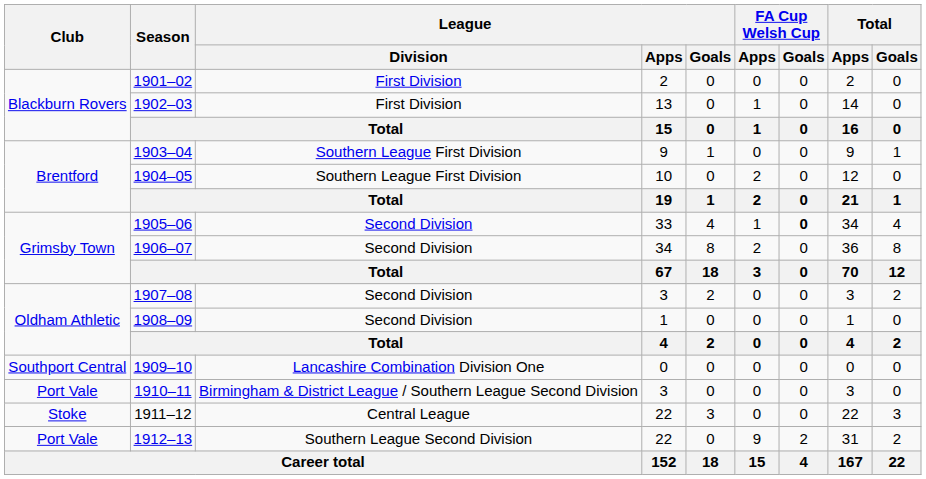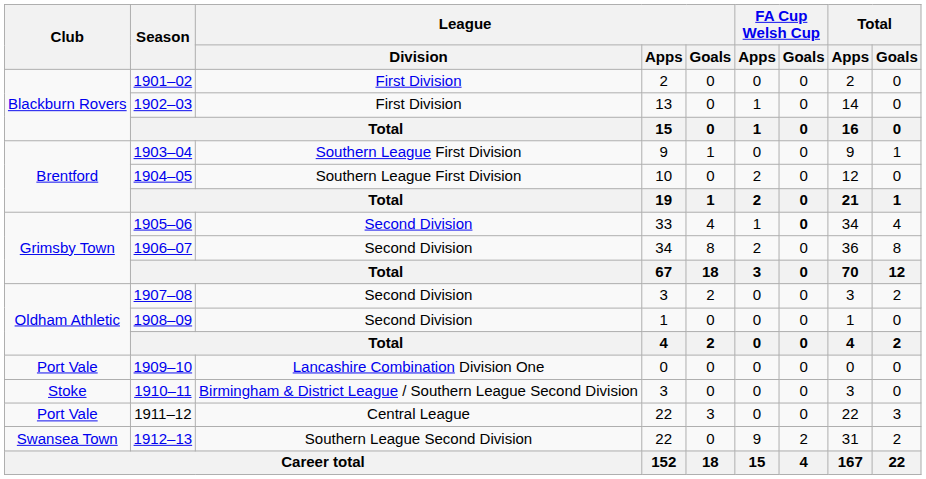(67, 367) Southport Central -> (67, 367) Port Vale
(67, 391) Port Vale -> (67, 391) Stoke
(67, 414) Stoke -> (67, 414) Port Vale
(67, 438) Port Vale -> (67, 438) Swansea Town
